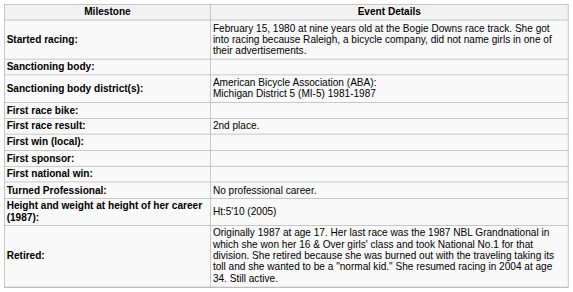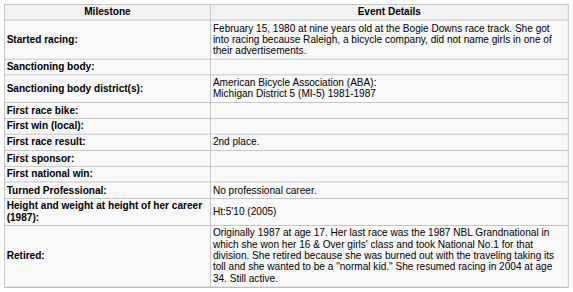rows swapped: (46, 126) <-> (45, 142)
